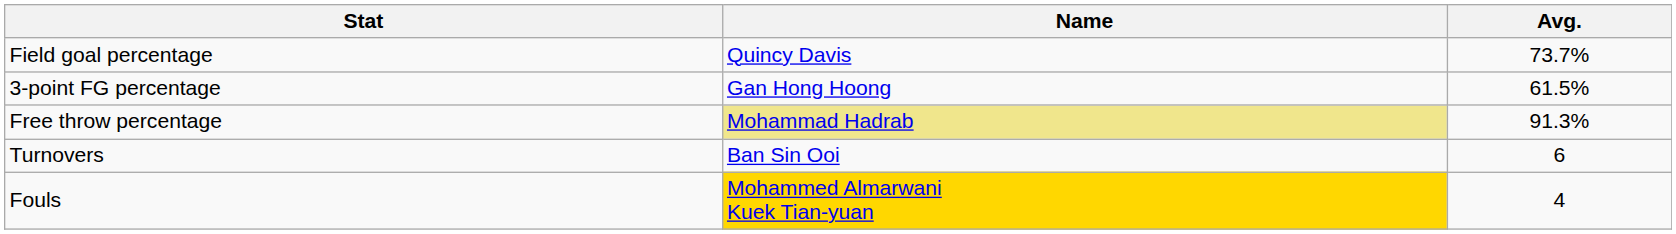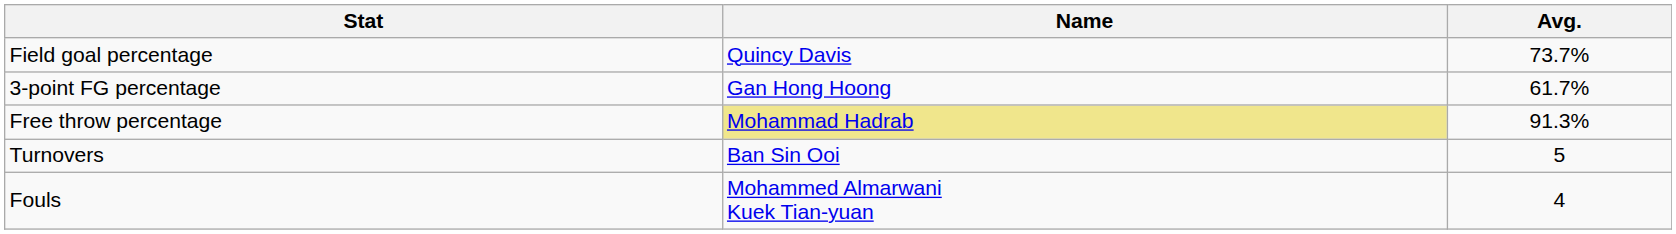(1559, 88) 61.5% -> (1559, 88) 61.7%
(1559, 155) 6 -> (1559, 155) 5
(834, 200) gold background -> (834, 200) no background
